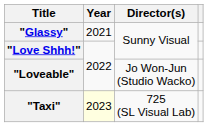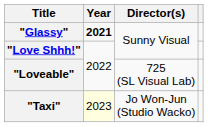(99, 31) normal -> (99, 31) bold
(156, 74) Jo Won-Jun (Studio Wacko) -> (156, 74) 725 (SL Visual Lab)
(156, 106) 725 (SL Visual Lab) -> (156, 106) Jo Won-Jun (Studio Wacko)
